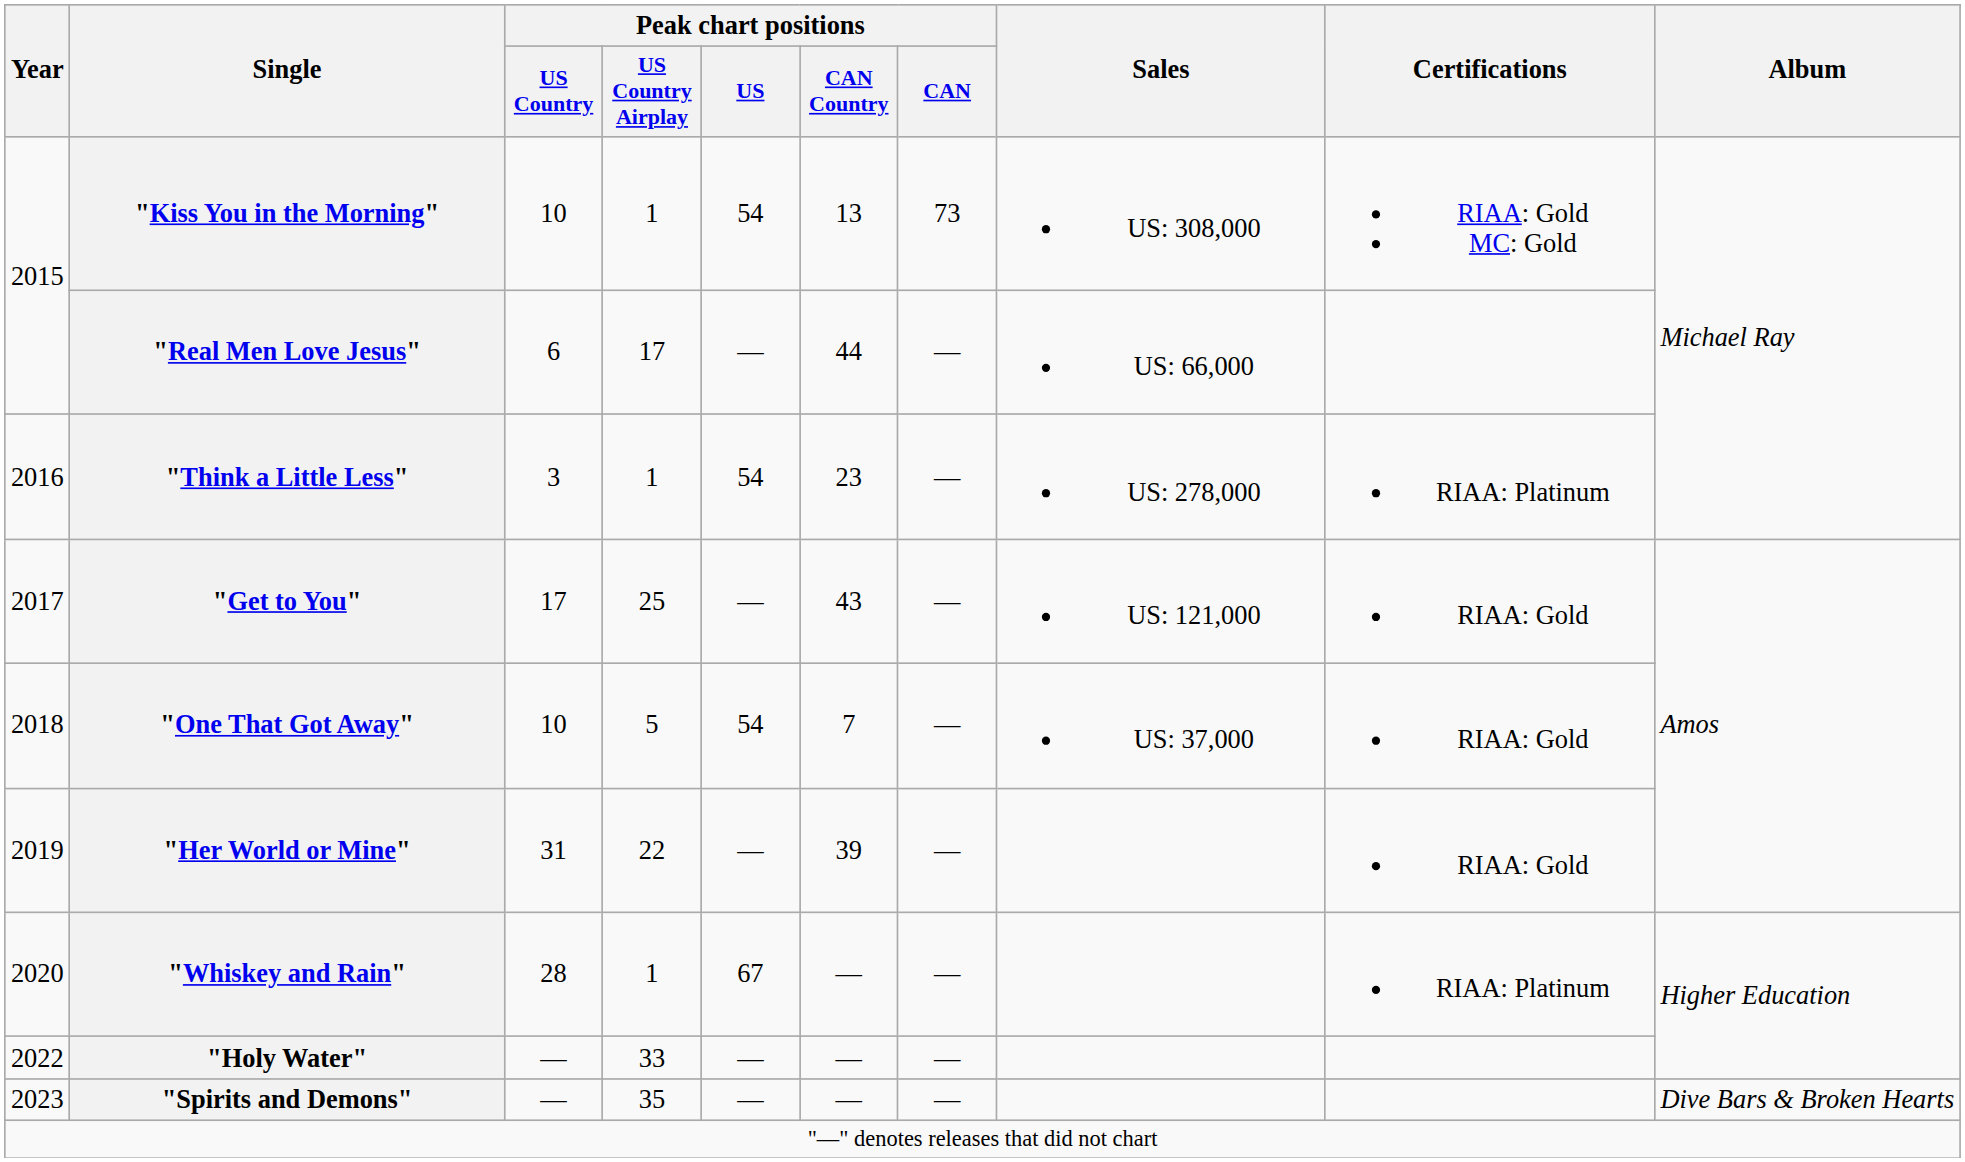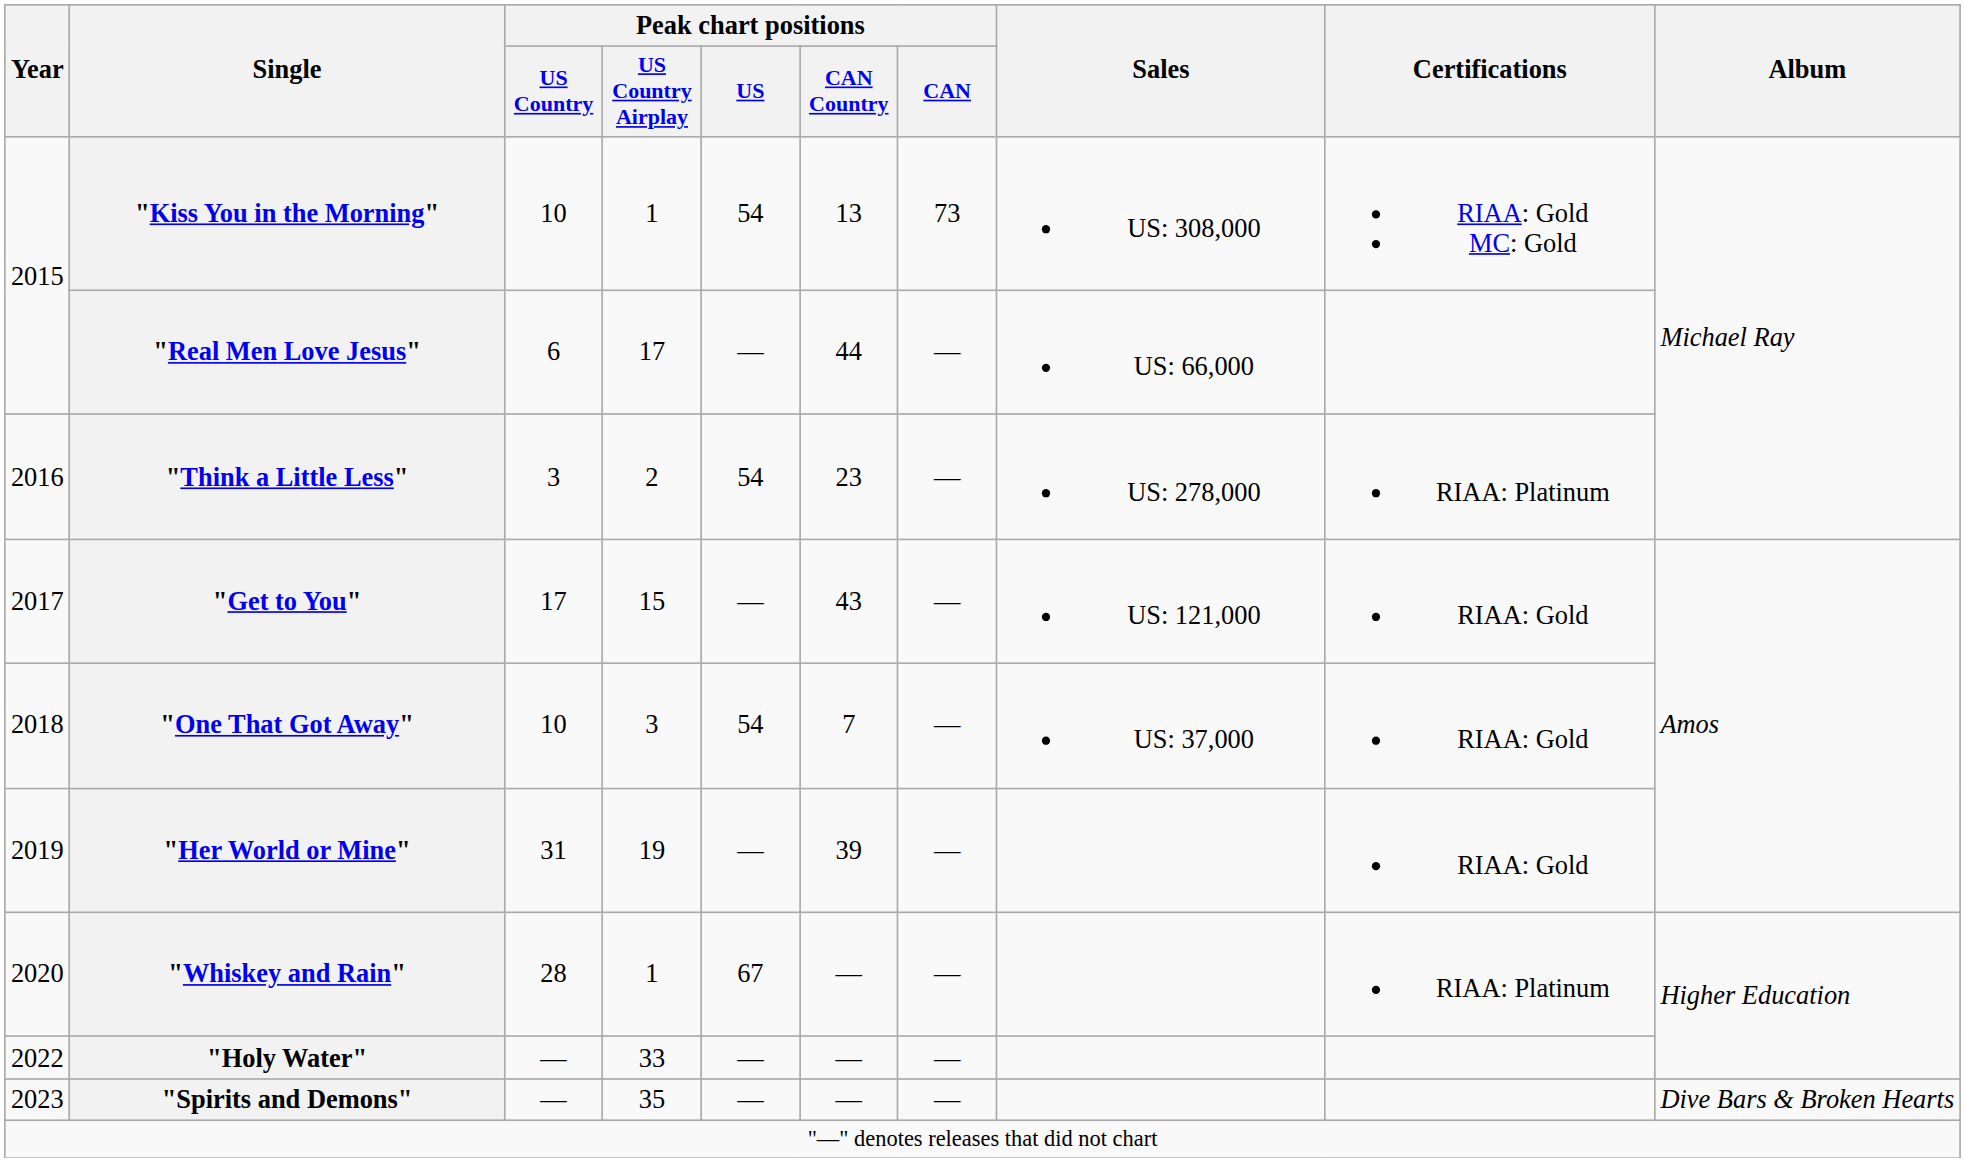(652, 476) 1 -> (652, 476) 2
(652, 600) 25 -> (652, 600) 15
(652, 725) 5 -> (652, 725) 3
(652, 849) 22 -> (652, 849) 19
